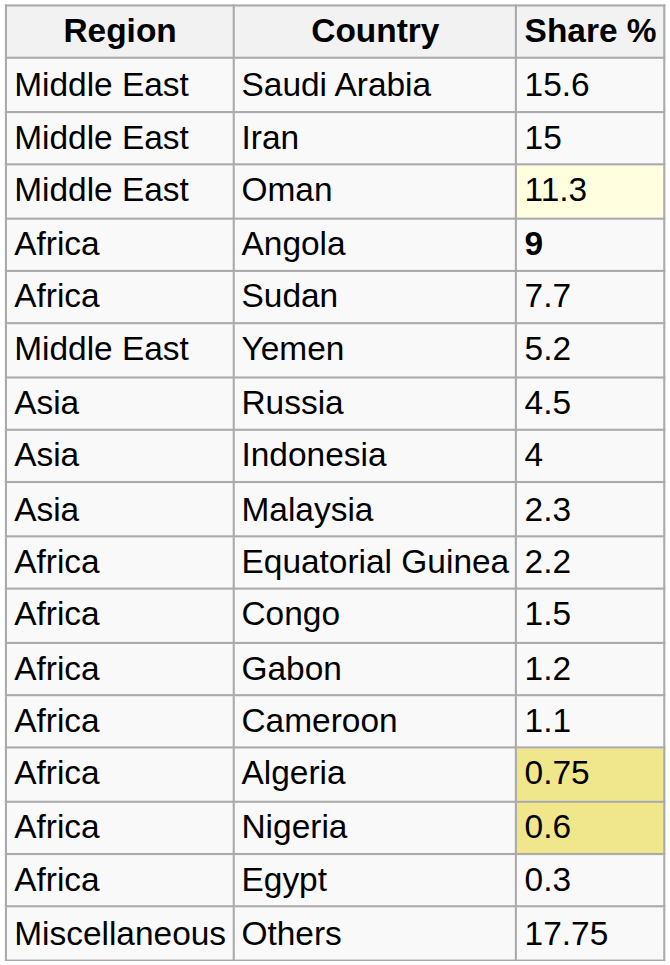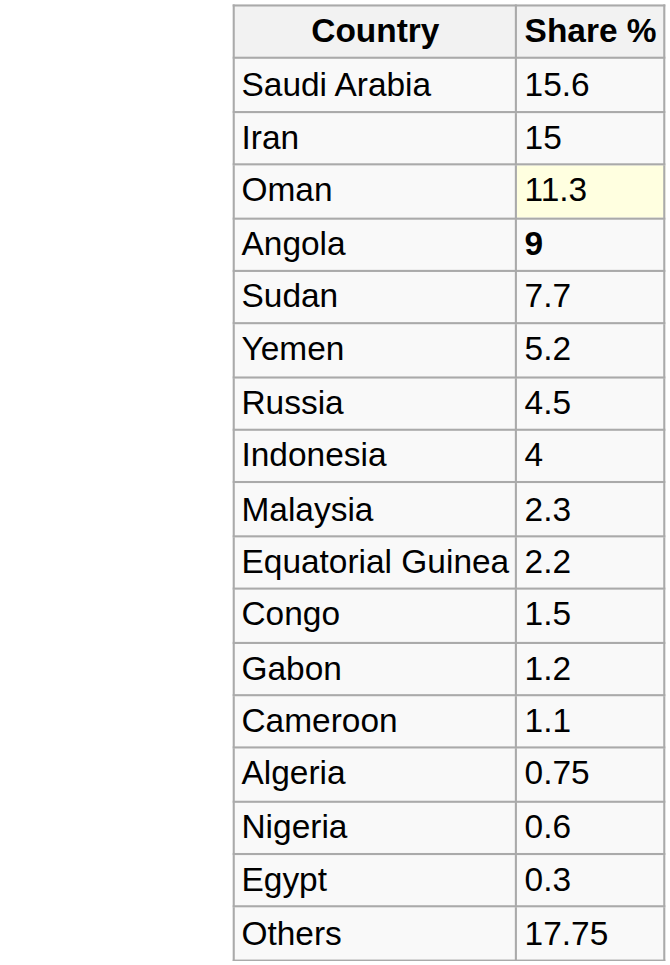- column: (120, 31)
(557, 773) khaki background -> (557, 773) no background
(548, 826) khaki background -> (548, 826) no background
